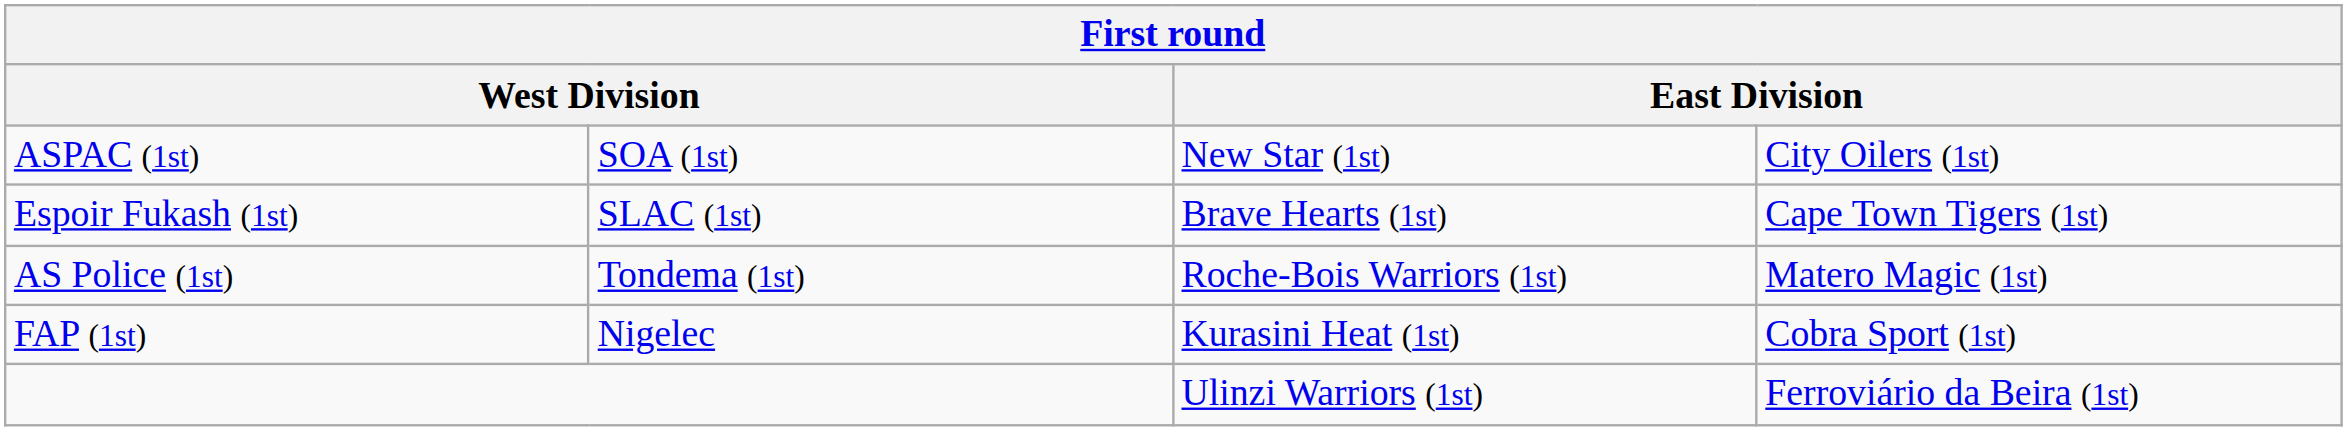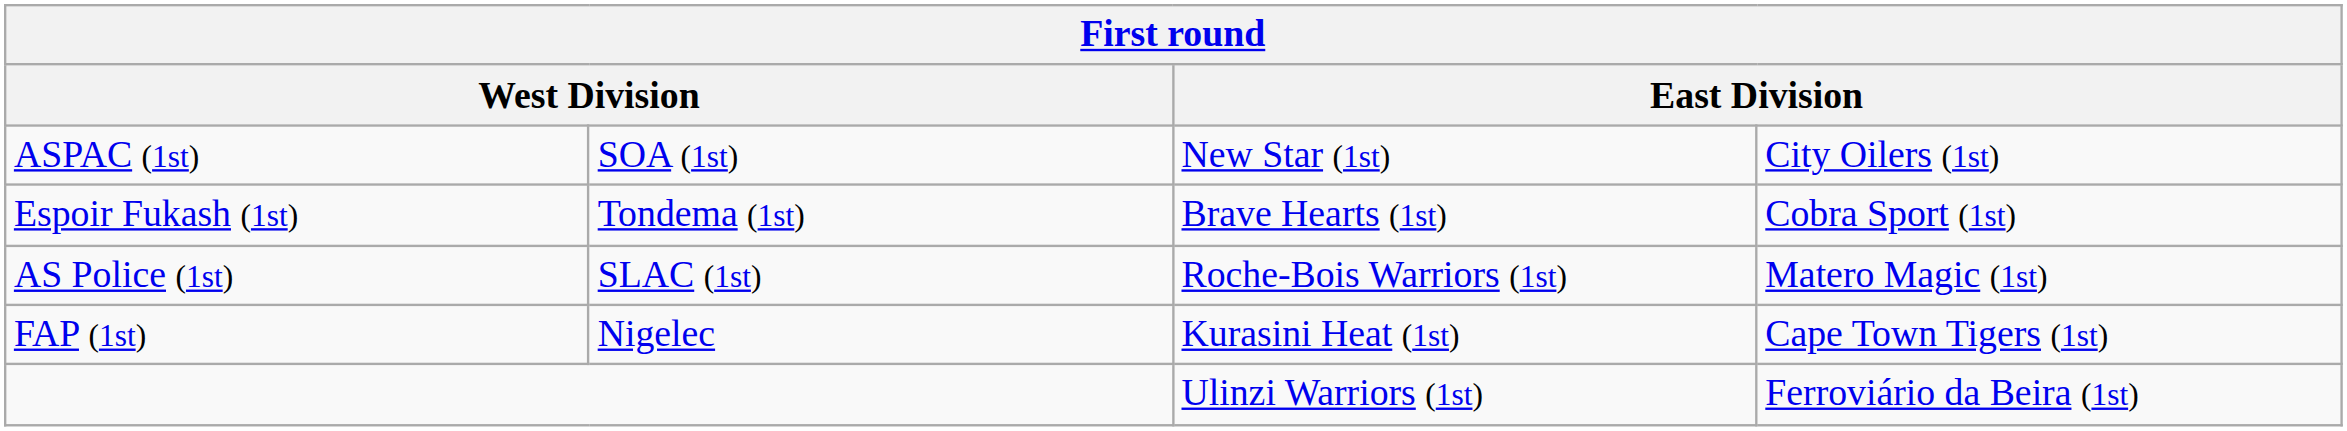(680, 214) SLAC (1st) -> (701, 214) Tondema (1st)
(1937, 214) Cape Town Tigers (1st) -> (1891, 214) Cobra Sport (1st)
(701, 273) Tondema (1st) -> (680, 273) SLAC (1st)
(1891, 333) Cobra Sport (1st) -> (1937, 333) Cape Town Tigers (1st)
